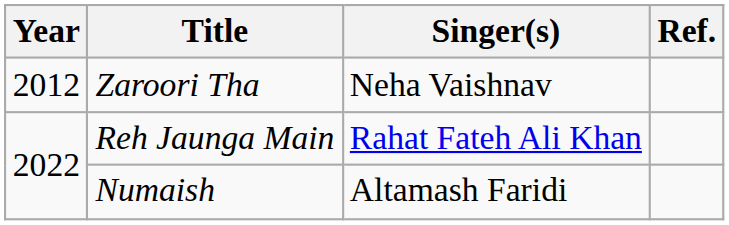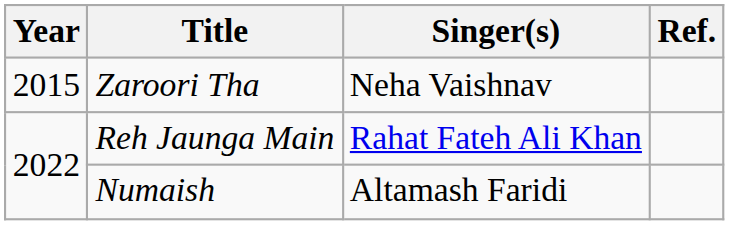(46, 84) 2012 -> (46, 84) 2015
